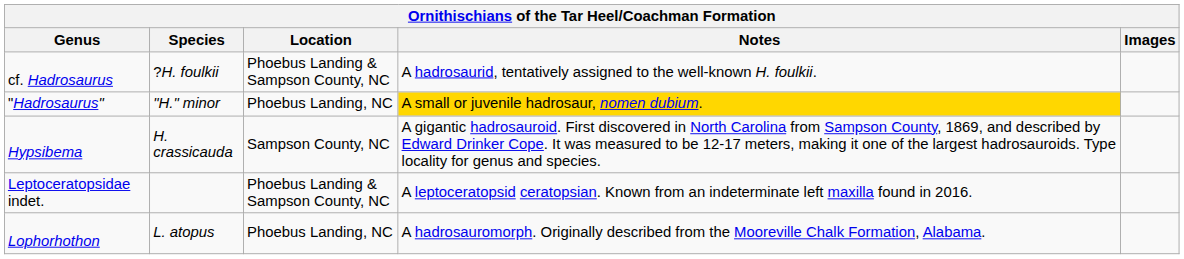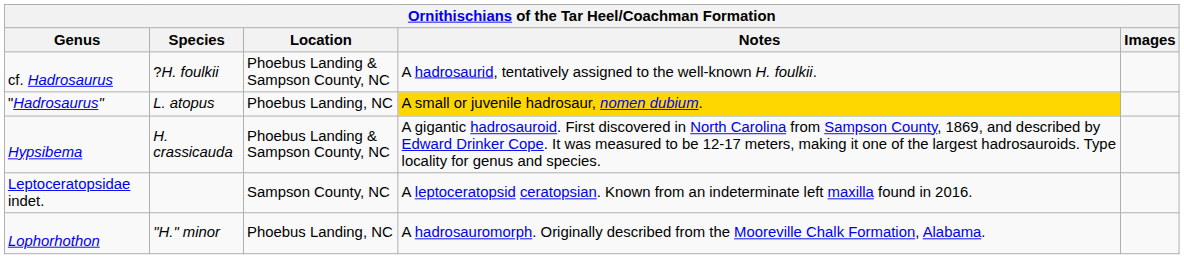(187, 103) "H." minor -> (184, 103) L. atopus
(318, 144) Sampson County, NC -> (318, 144) Phoebus Landing & Sampson County, NC
(318, 192) Phoebus Landing & Sampson County, NC -> (318, 192) Sampson County, NC
(184, 233) L. atopus -> (187, 233) "H." minor
